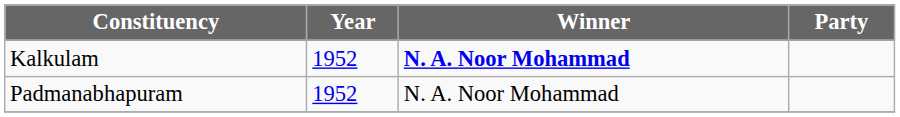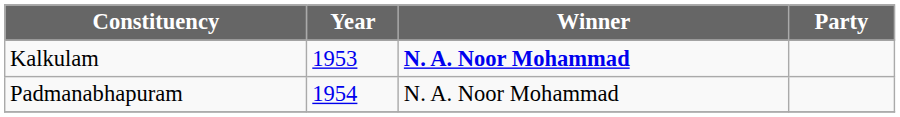(335, 58) 1952 -> (335, 58) 1953
(335, 93) 1952 -> (335, 93) 1954
